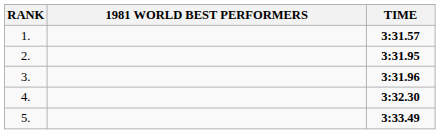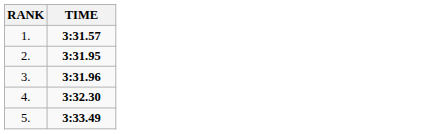- column: (207, 15)
